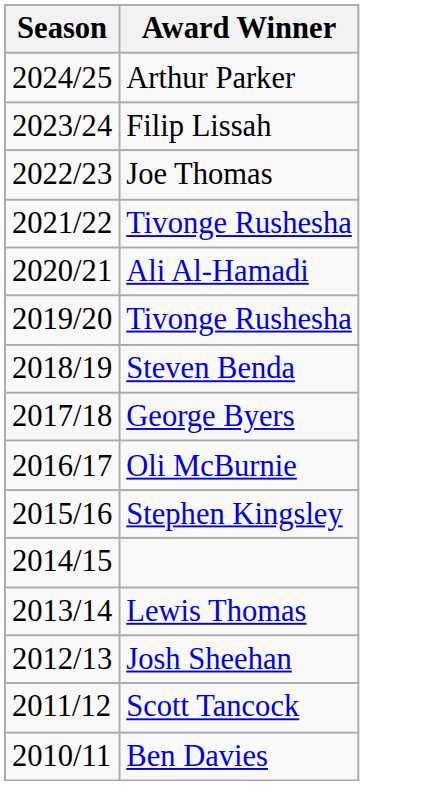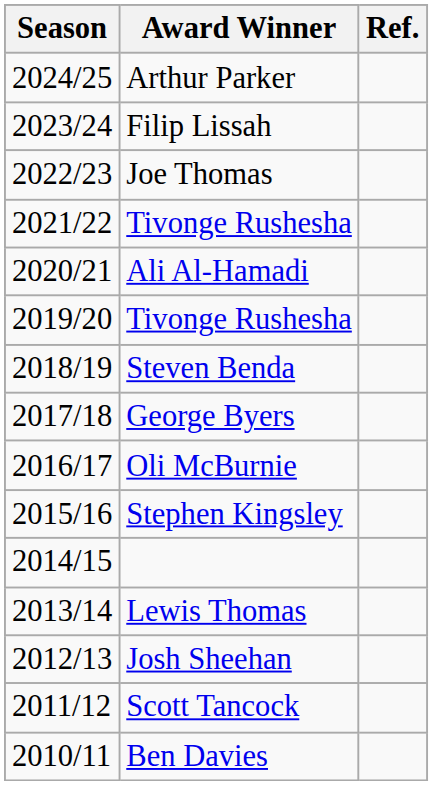+ column: (393, 28)
